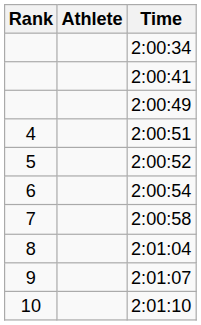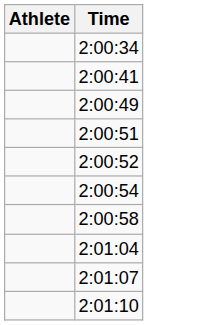- column: (31, 19)
